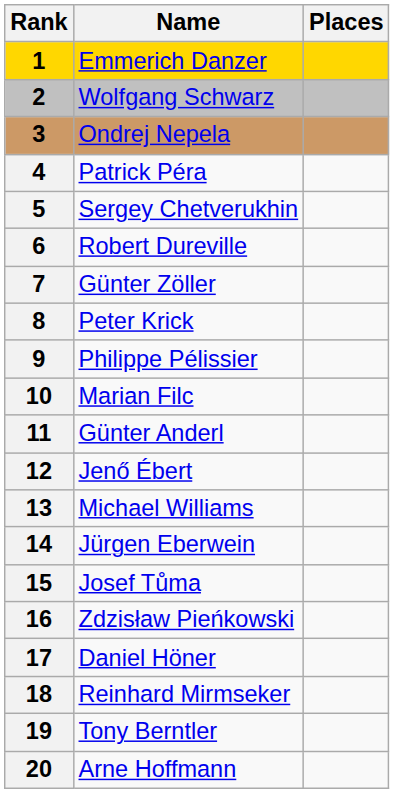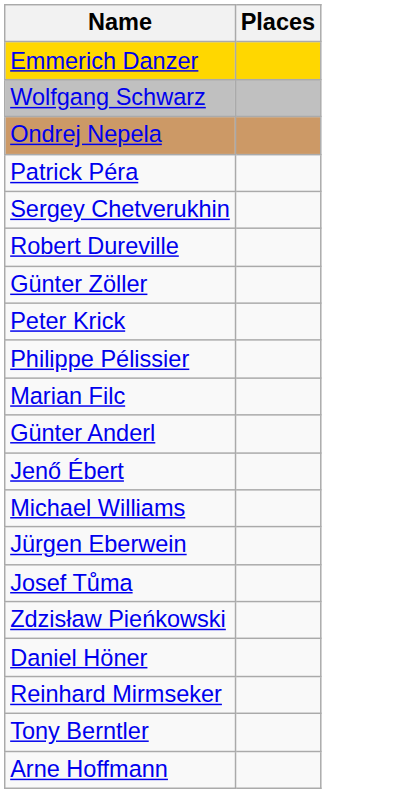- column: (39, 23)
